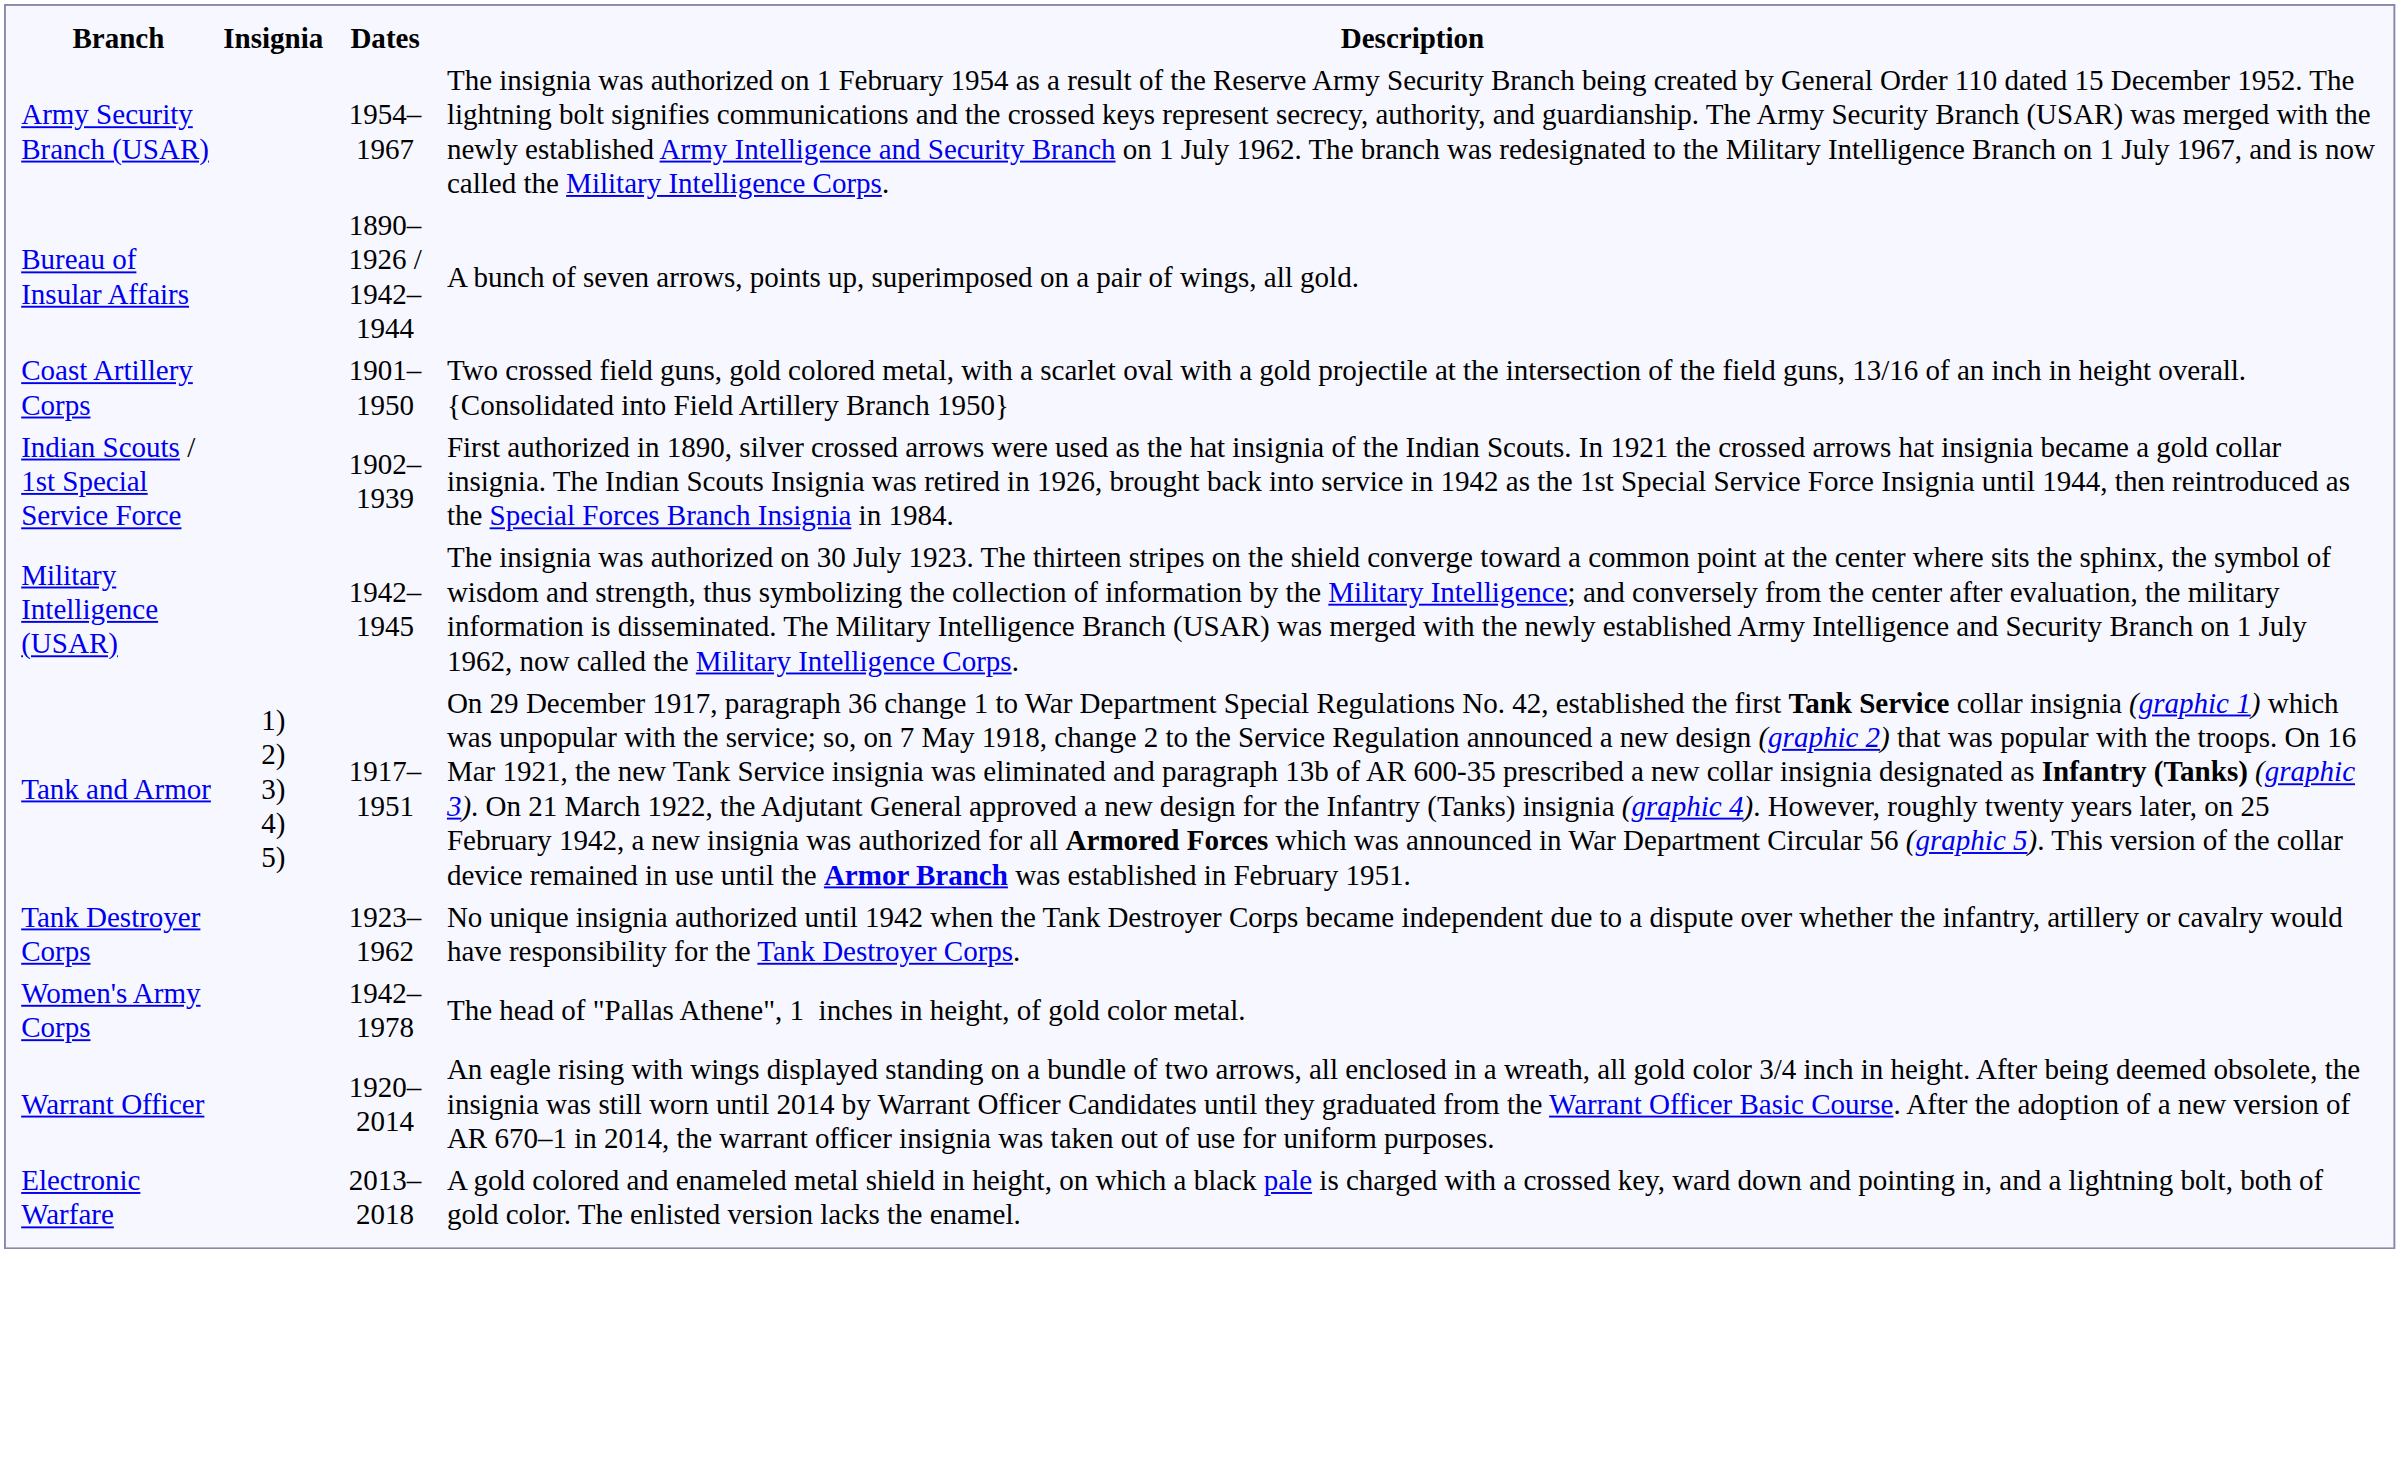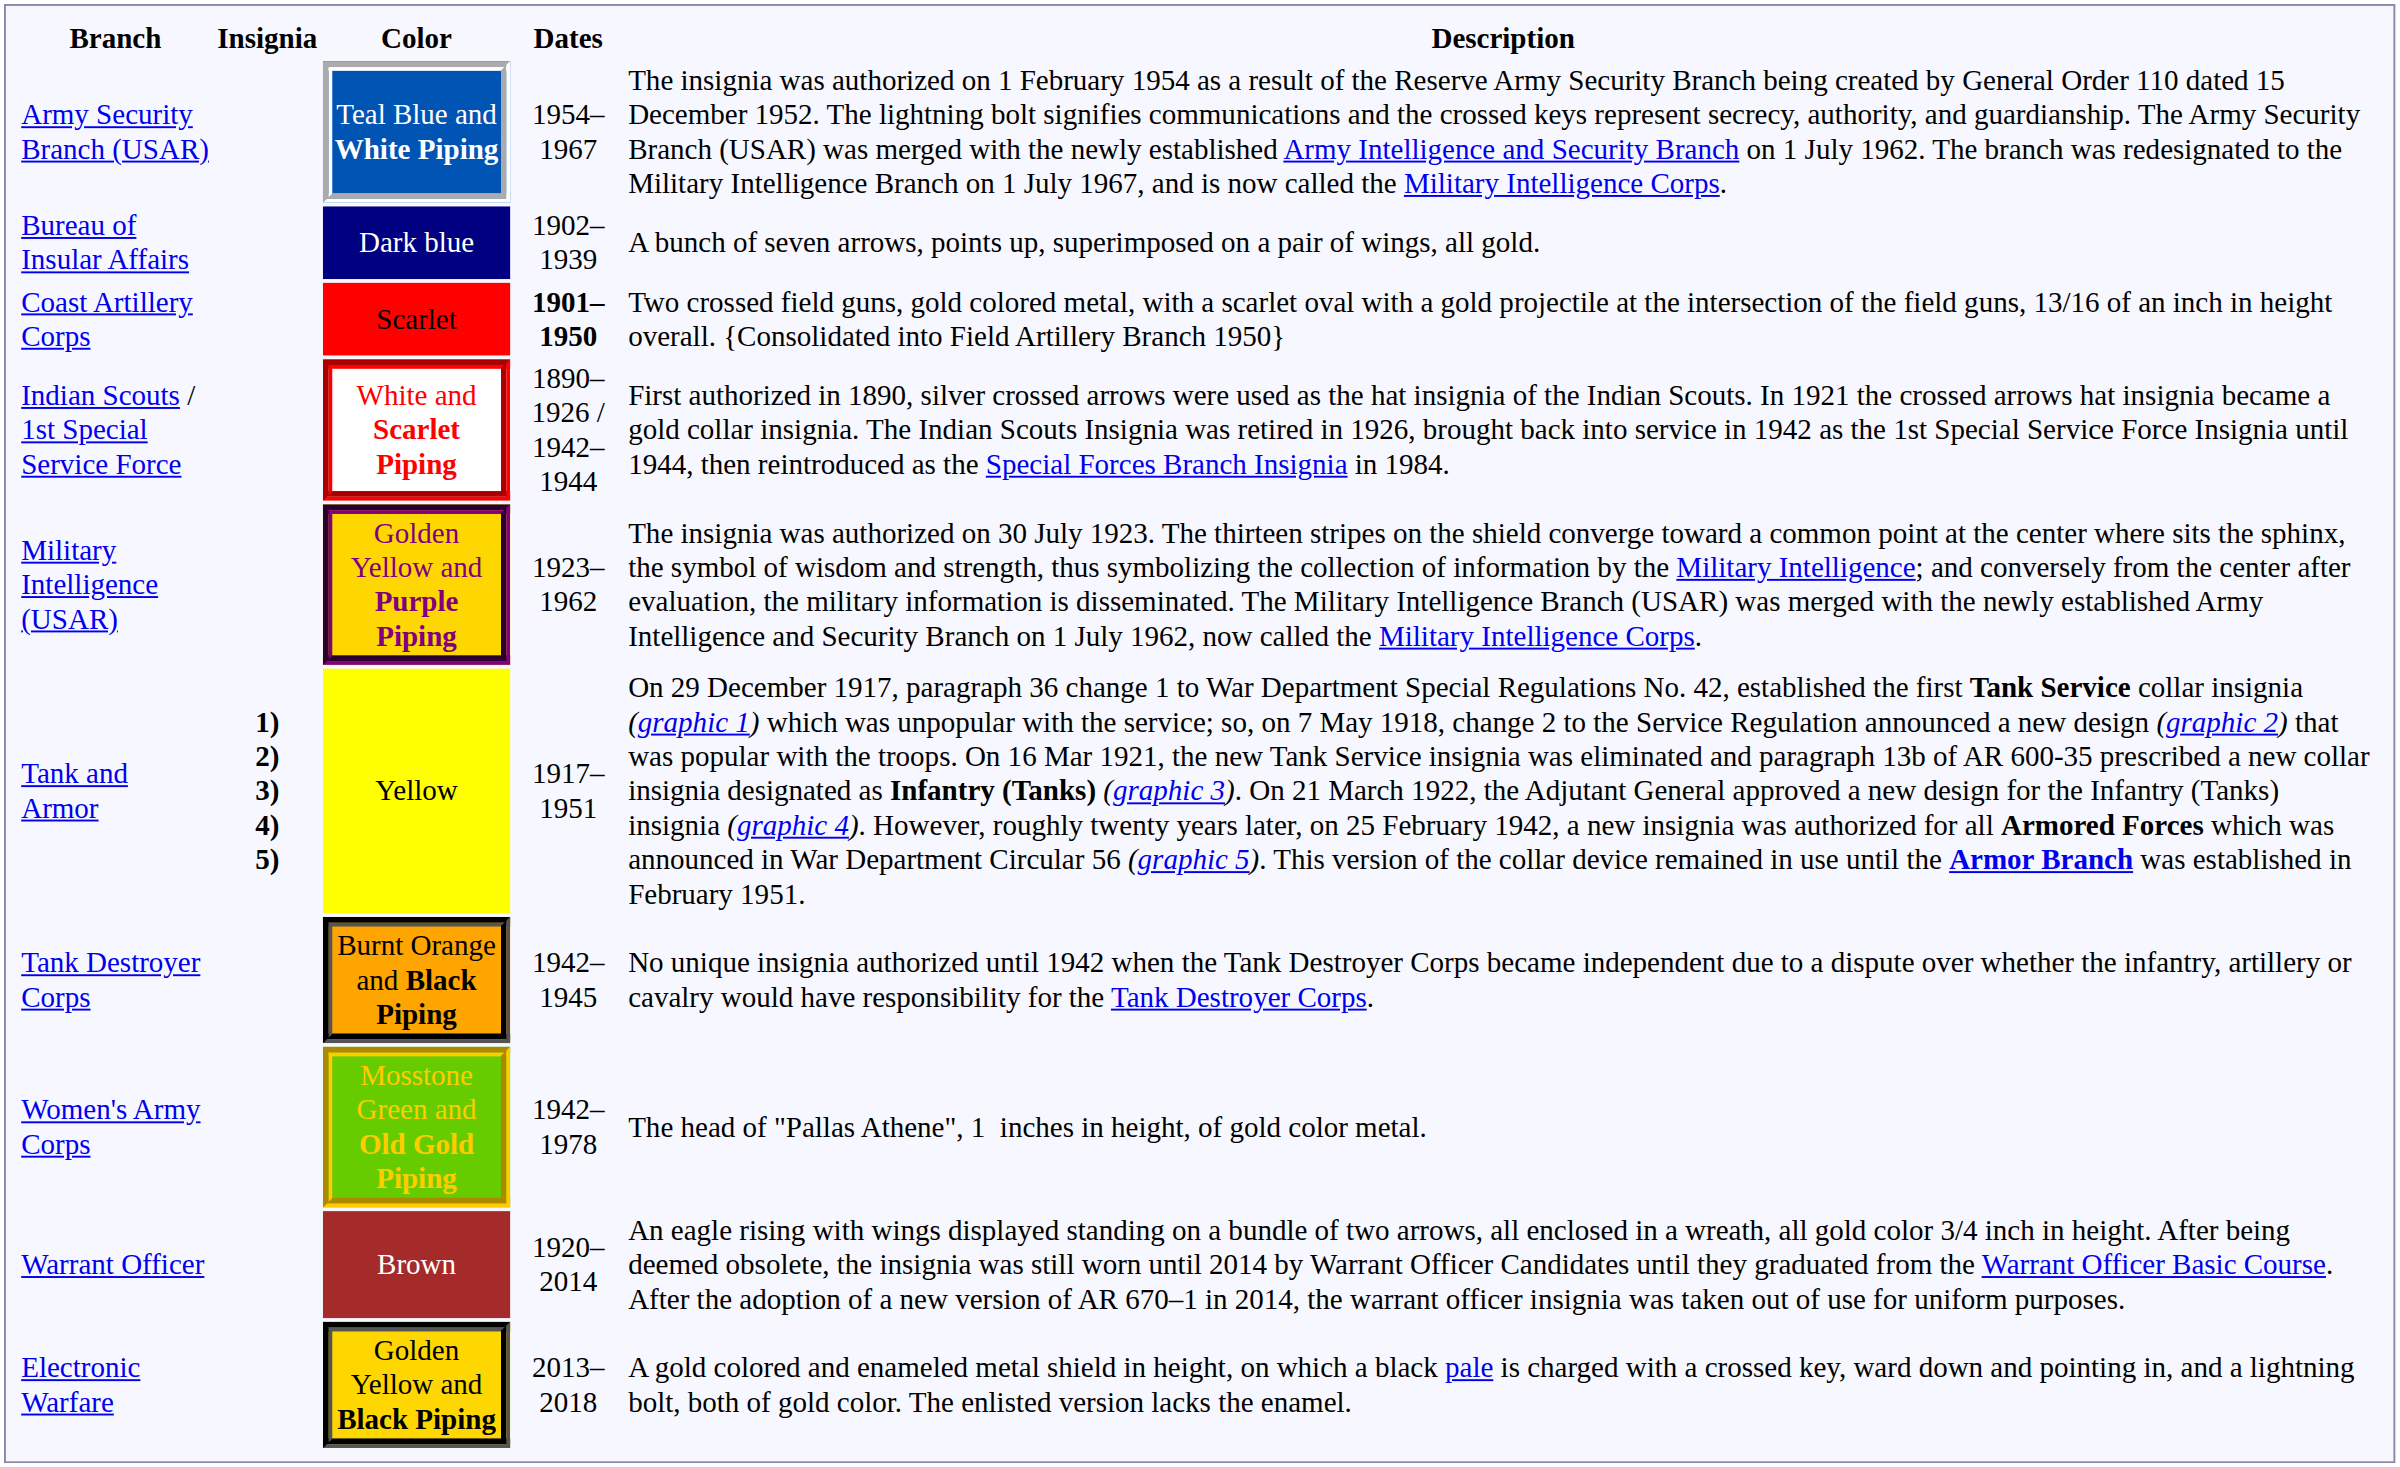+ column: (417, 37)
(385, 276) 1890–1926 / 1942–1944 -> (568, 242) 1902–1939
(385, 387) normal -> (568, 318) bold
(385, 481) 1902–1939 -> (568, 429) 1890–1926 / 1942–1944
(385, 609) 1942–1945 -> (568, 584) 1923–1962
(273, 788) normal -> (267, 790) bold
(385, 933) 1923–1962 -> (568, 979) 1942–1945
